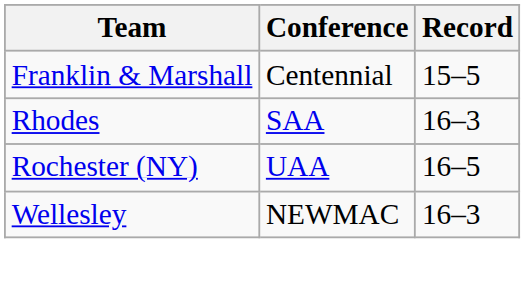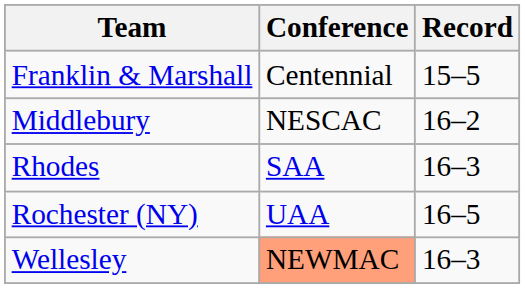+ row: (81, 120)
(333, 213) no background -> (333, 259) lightsalmon background
